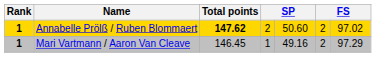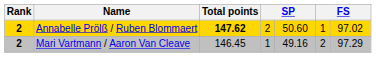(19, 28) 1 -> (19, 28) 2
(323, 28) 2 -> (323, 28) 1
(19, 44) 1 -> (19, 44) 2
